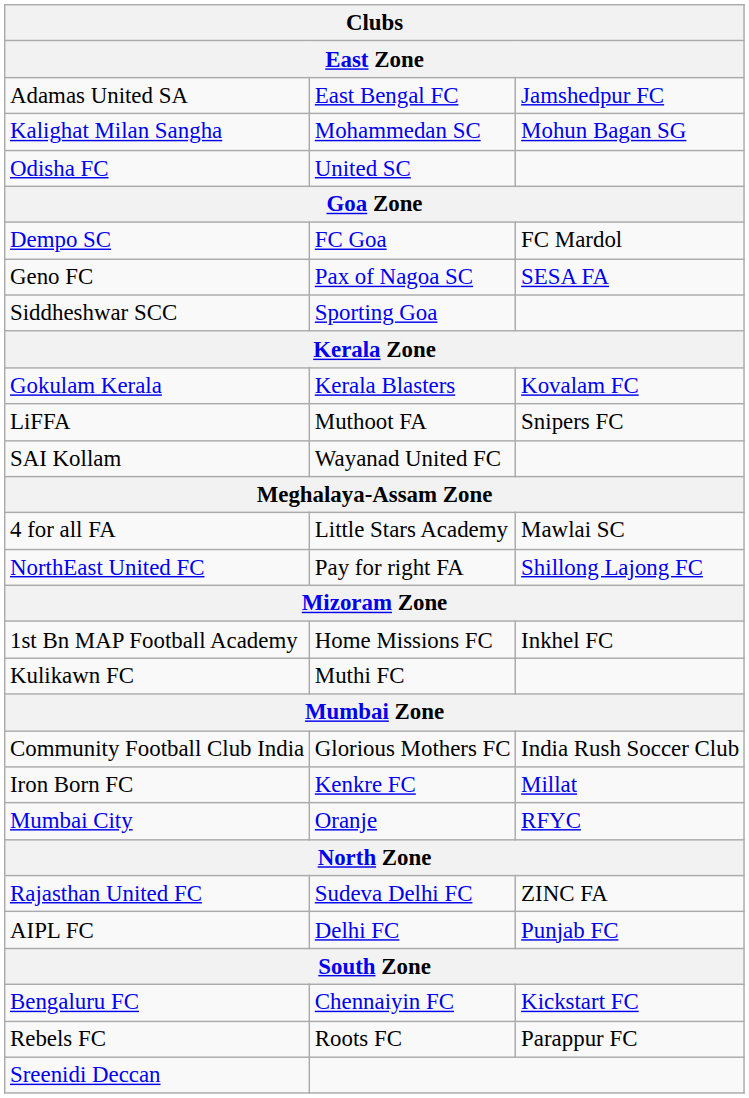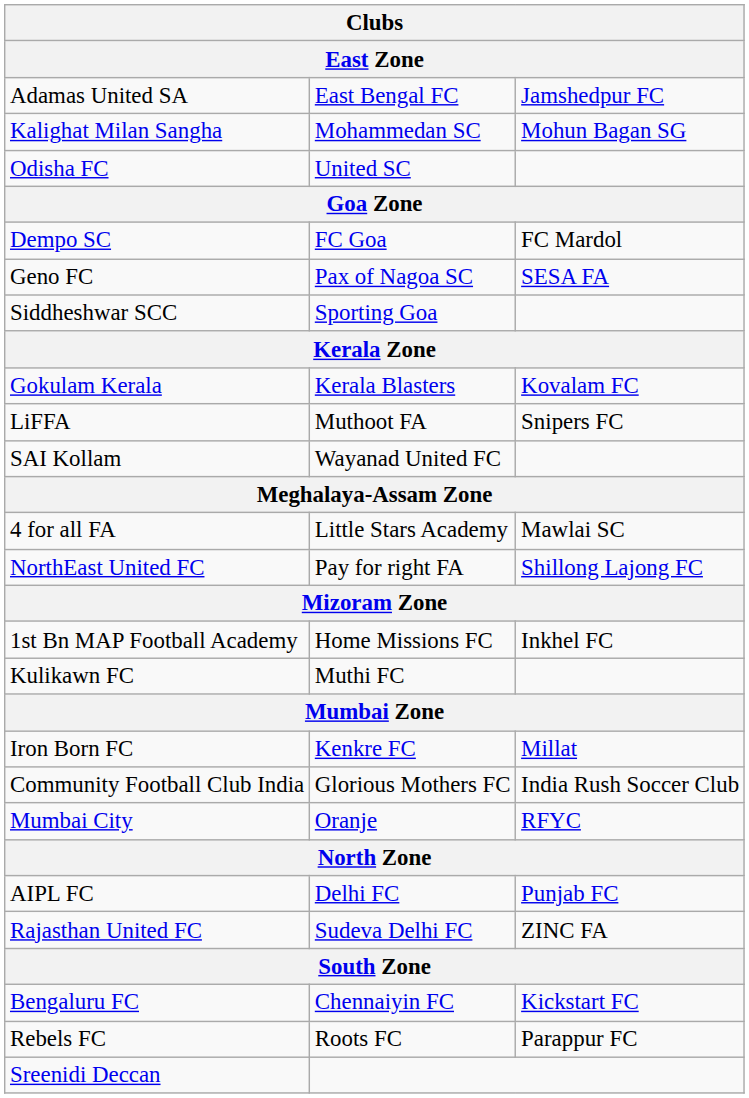rows swapped: (157, 748) <-> (72, 784)
rows swapped: (52, 929) <-> (106, 893)
